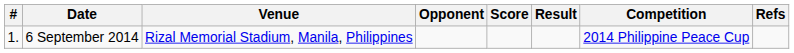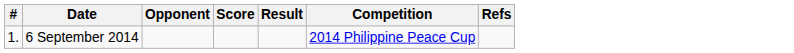- column: (279, 15)
